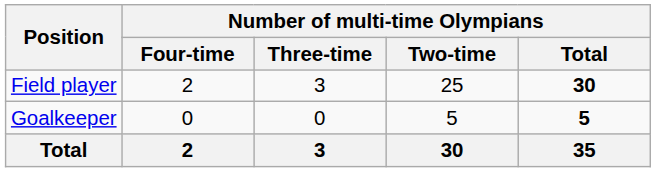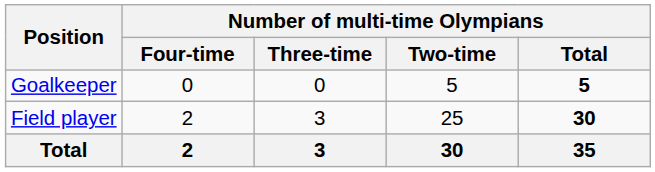rows swapped: (64, 86) <-> (64, 118)
